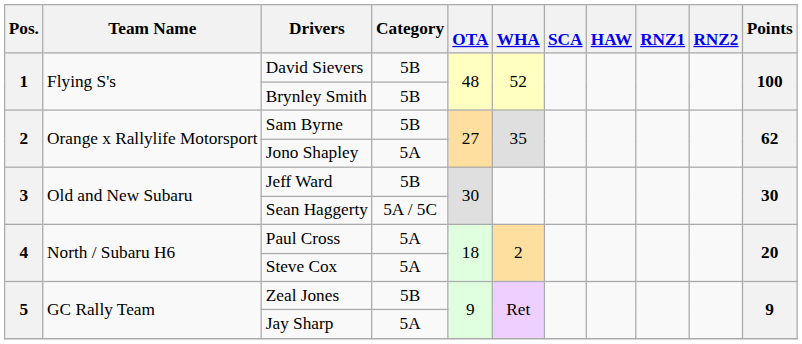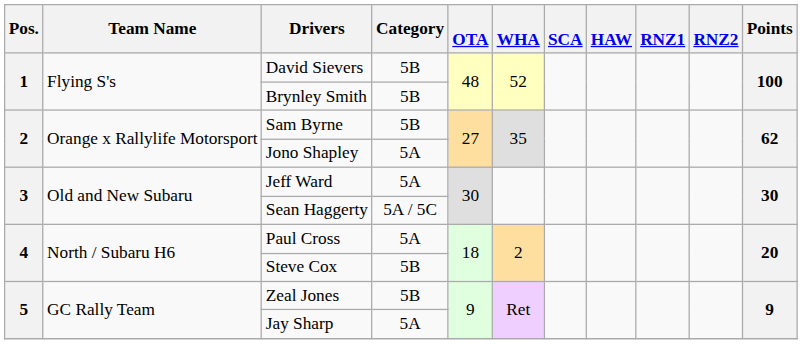(410, 181) 5B -> (410, 181) 5A
(410, 266) 5A -> (410, 266) 5B
